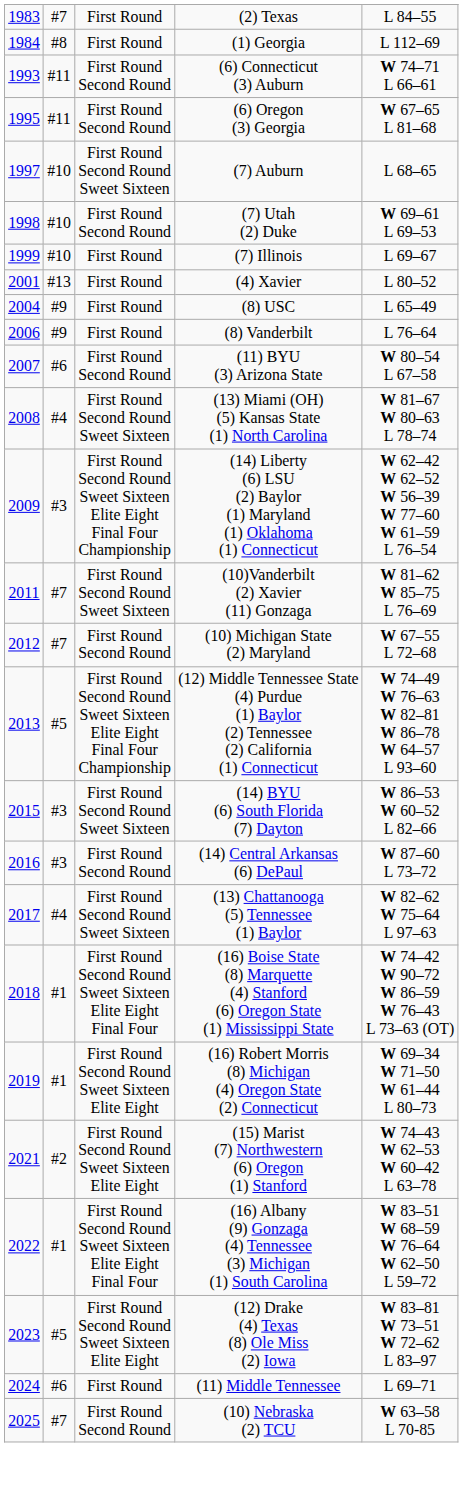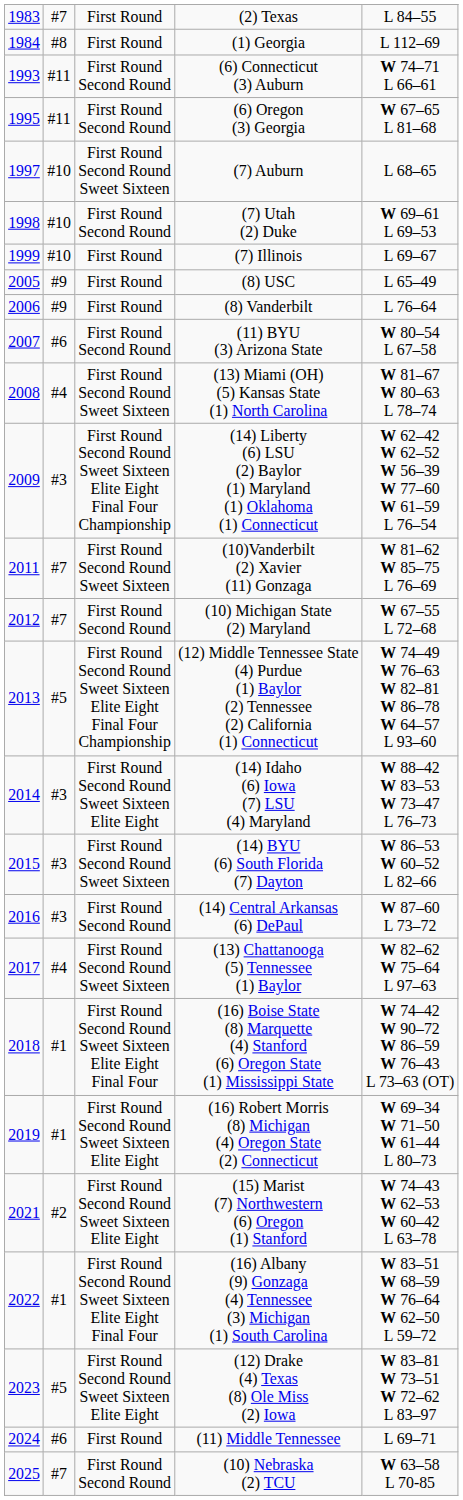- row: (268, 282)
(24, 307) 2004 -> (24, 282) 2005
+ row: (268, 794)
